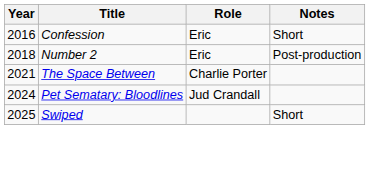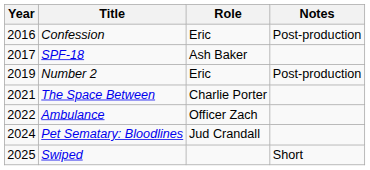(288, 34) Short -> (317, 34) Post-production
+ row: (63, 54)
(21, 54) 2018 -> (21, 74) 2019
+ row: (73, 114)
